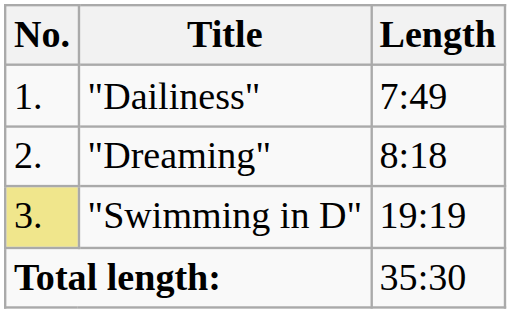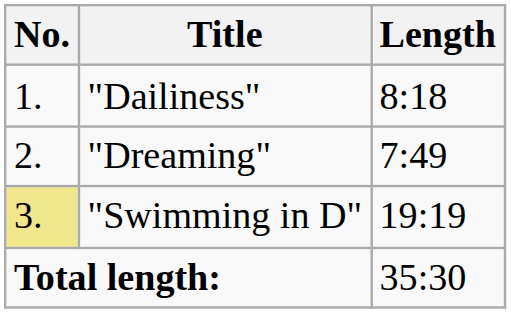(413, 95) 7:49 -> (413, 95) 8:18
(413, 155) 8:18 -> (413, 155) 7:49
